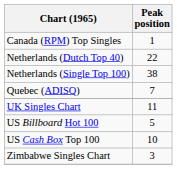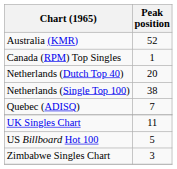+ row: (42, 40)
(152, 57) 22 -> (152, 73) 20
- row: (53, 139)
